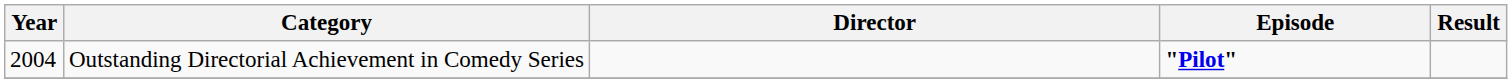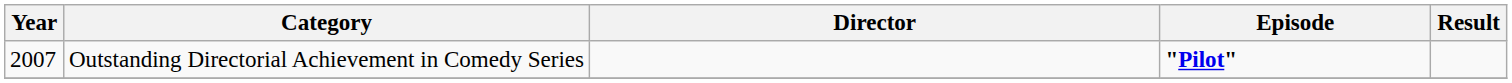(33, 59) 2004 -> (33, 59) 2007
